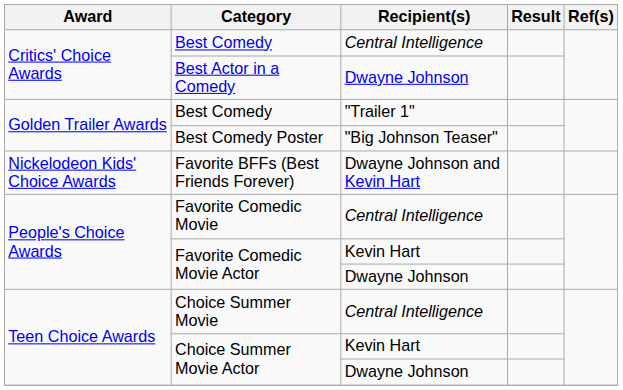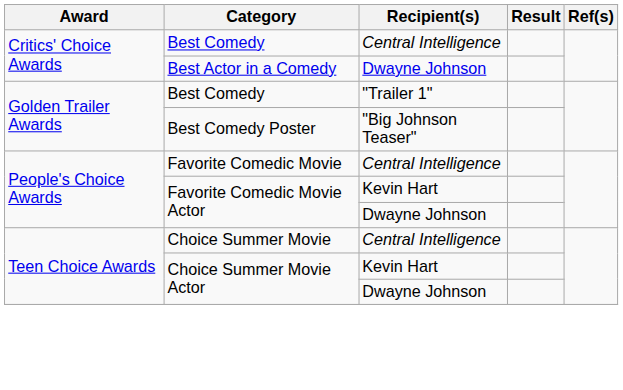- row: (247, 172)
